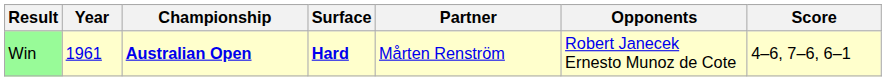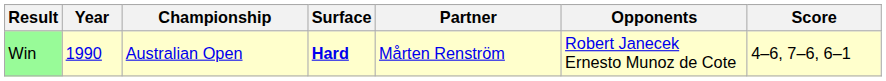(84, 53) 1961 -> (84, 53) 1990
(189, 53) bold -> (184, 53) normal
